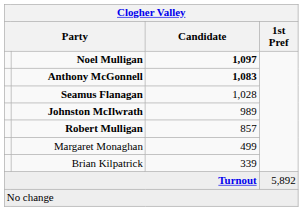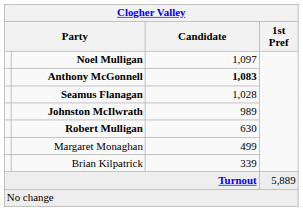(244, 59) bold -> (244, 59) normal
(249, 128) 857 -> (249, 128) 630
(283, 180) 5,892 -> (283, 180) 5,889
